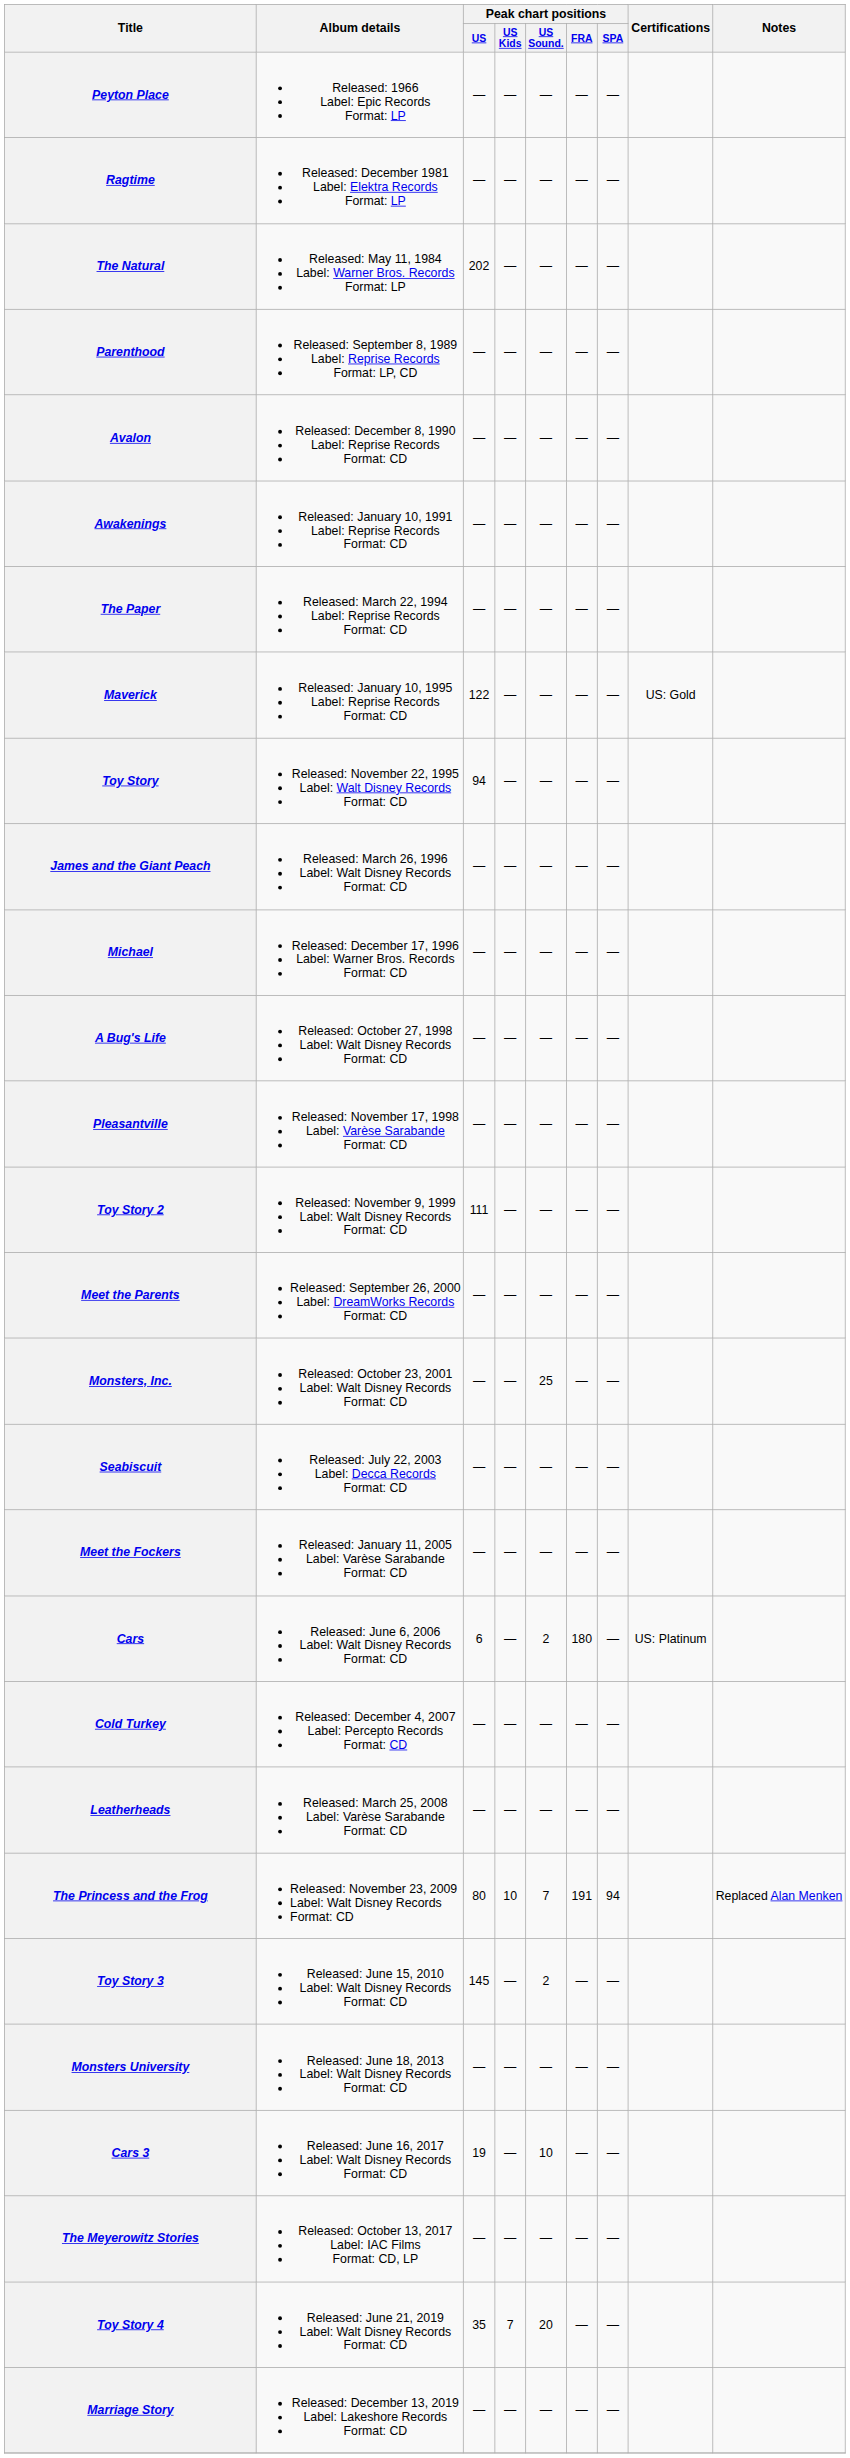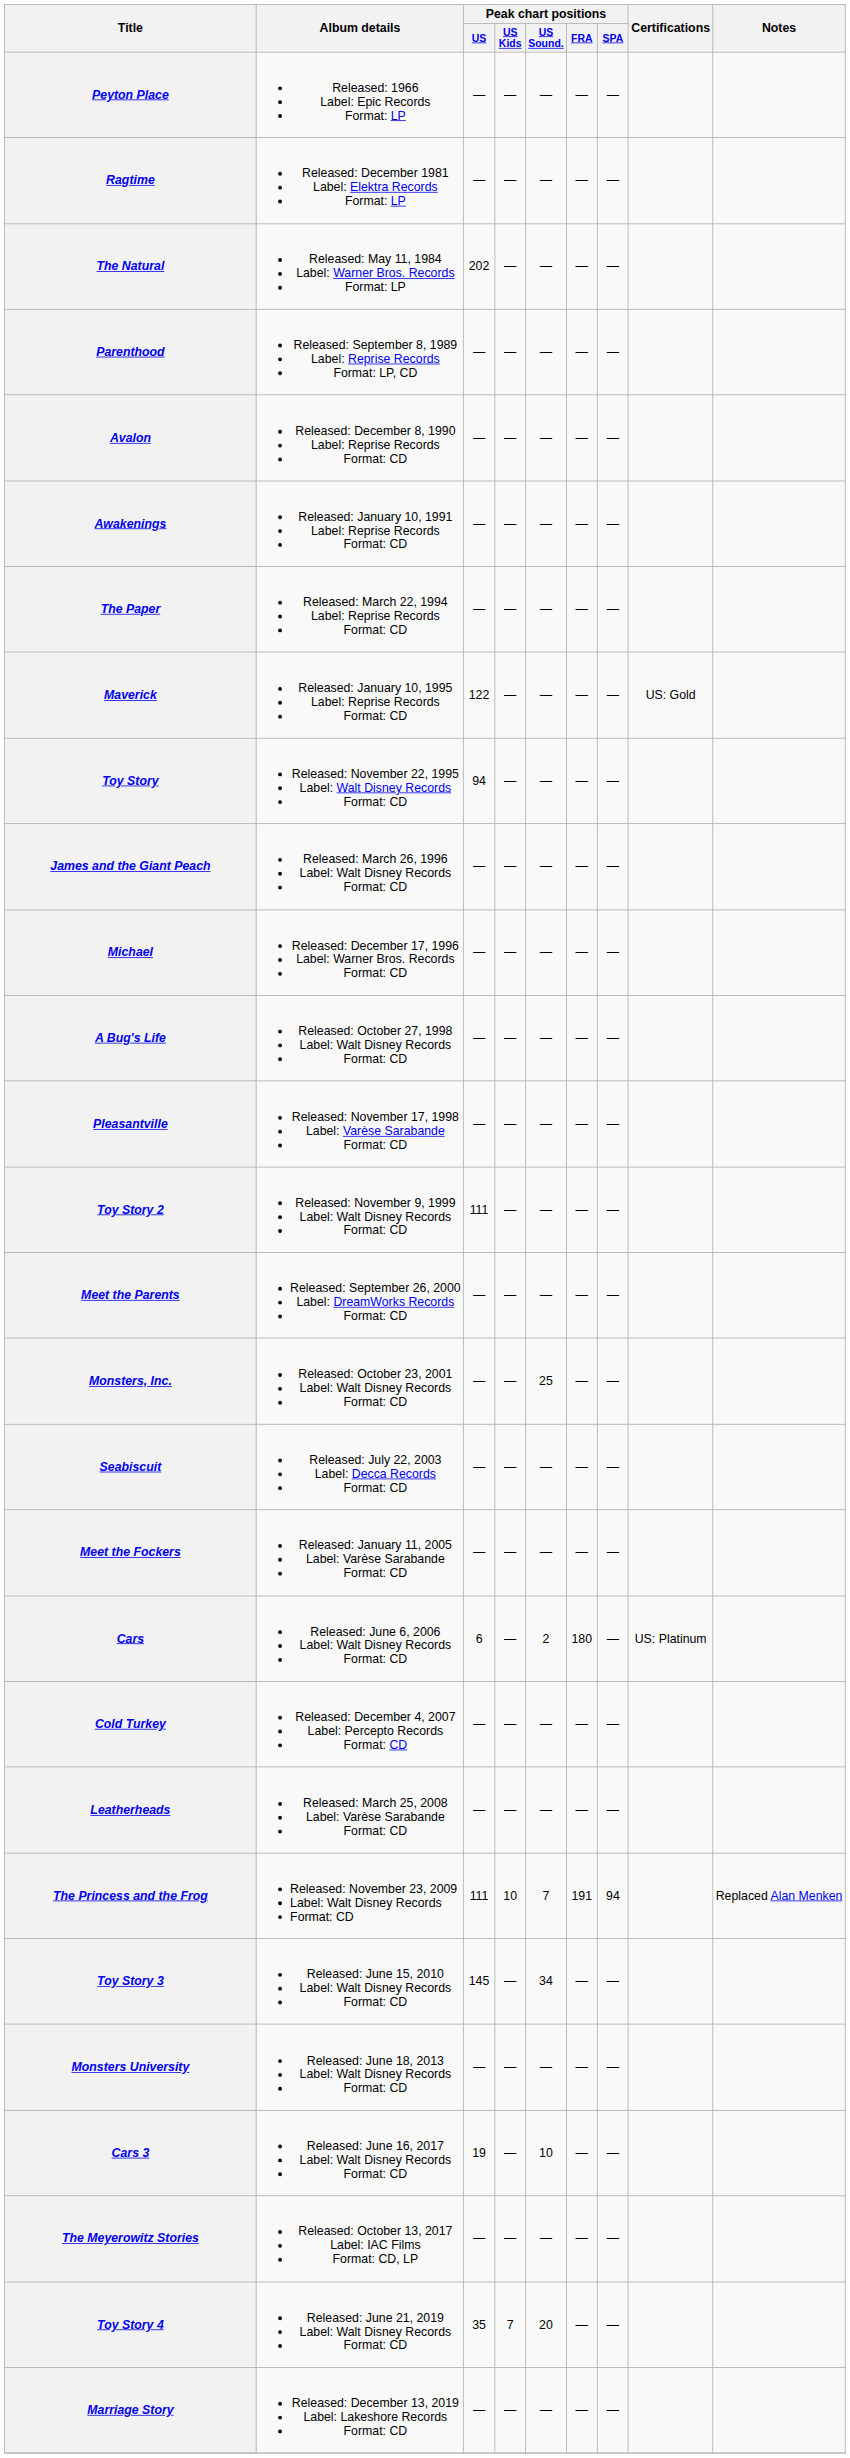(479, 1895) 80 -> (479, 1895) 111
(546, 1981) 2 -> (546, 1981) 34
